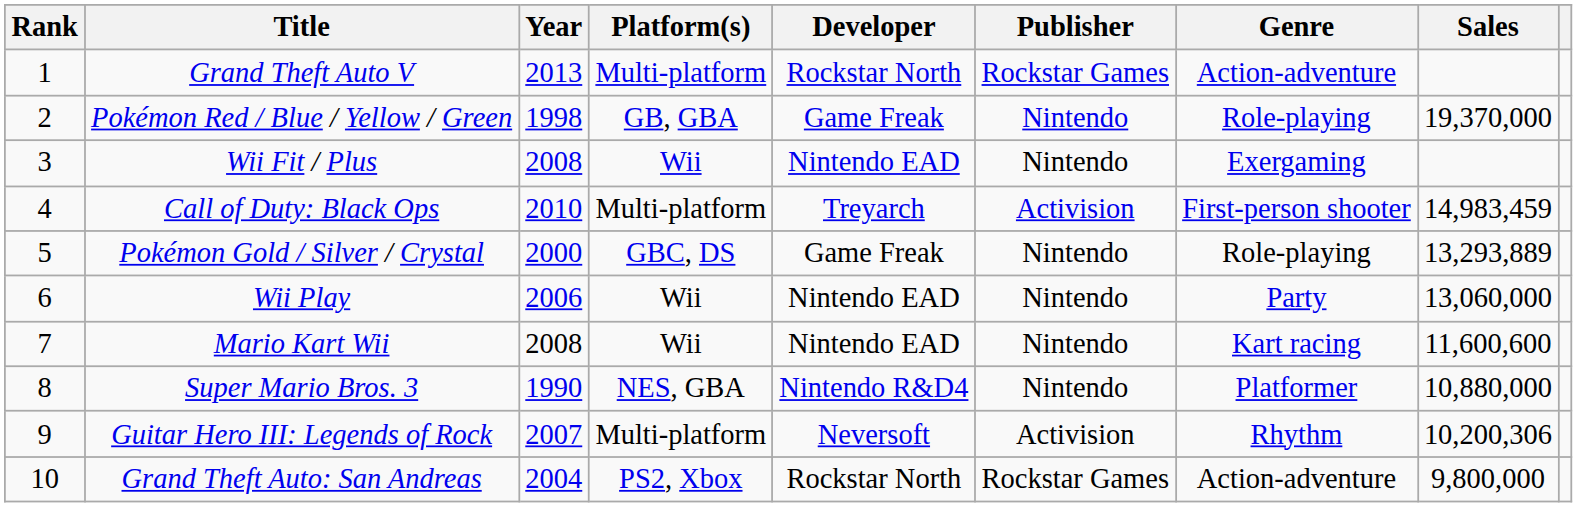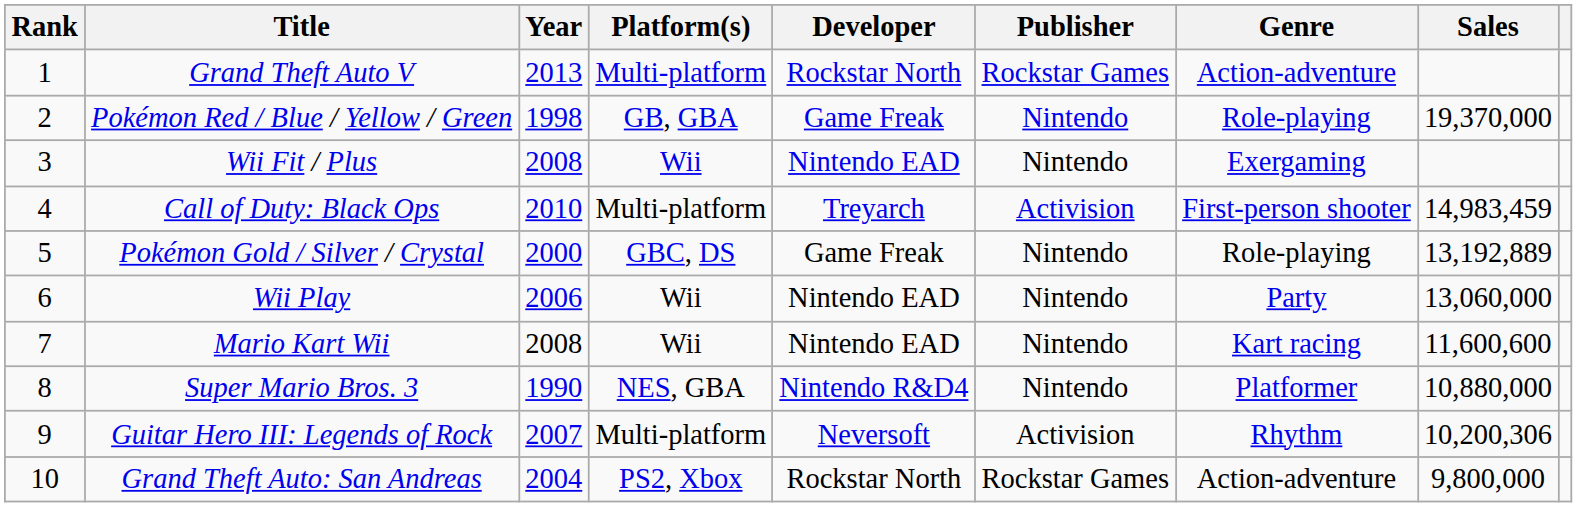(1488, 252) 13,293,889 -> (1488, 252) 13,192,889
